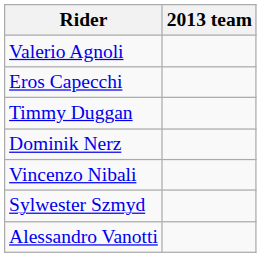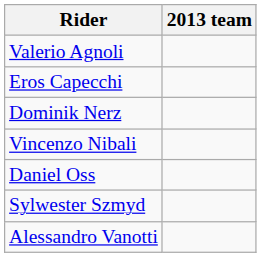- row: (71, 112)
+ row: (52, 174)
